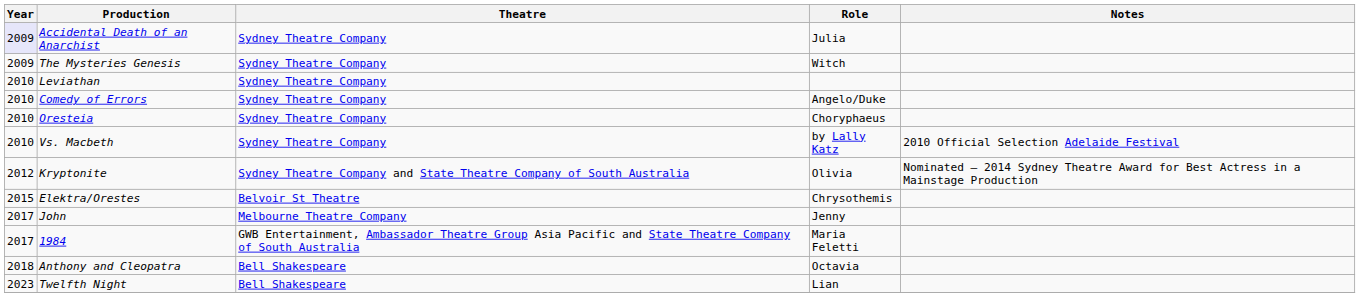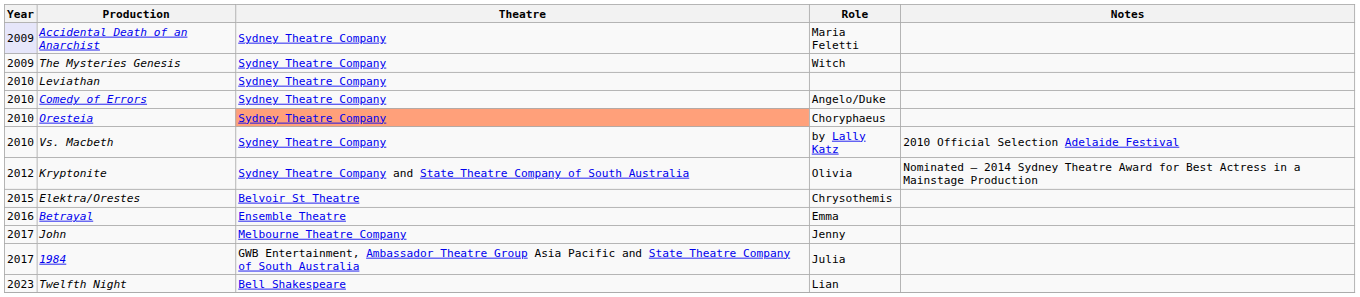(829, 38) Julia -> (835, 38) Maria Feletti
(312, 118) no background -> (312, 118) lightsalmon background
+ row: (66, 216)
(835, 241) Maria Feletti -> (829, 259) Julia
- row: (110, 266)
